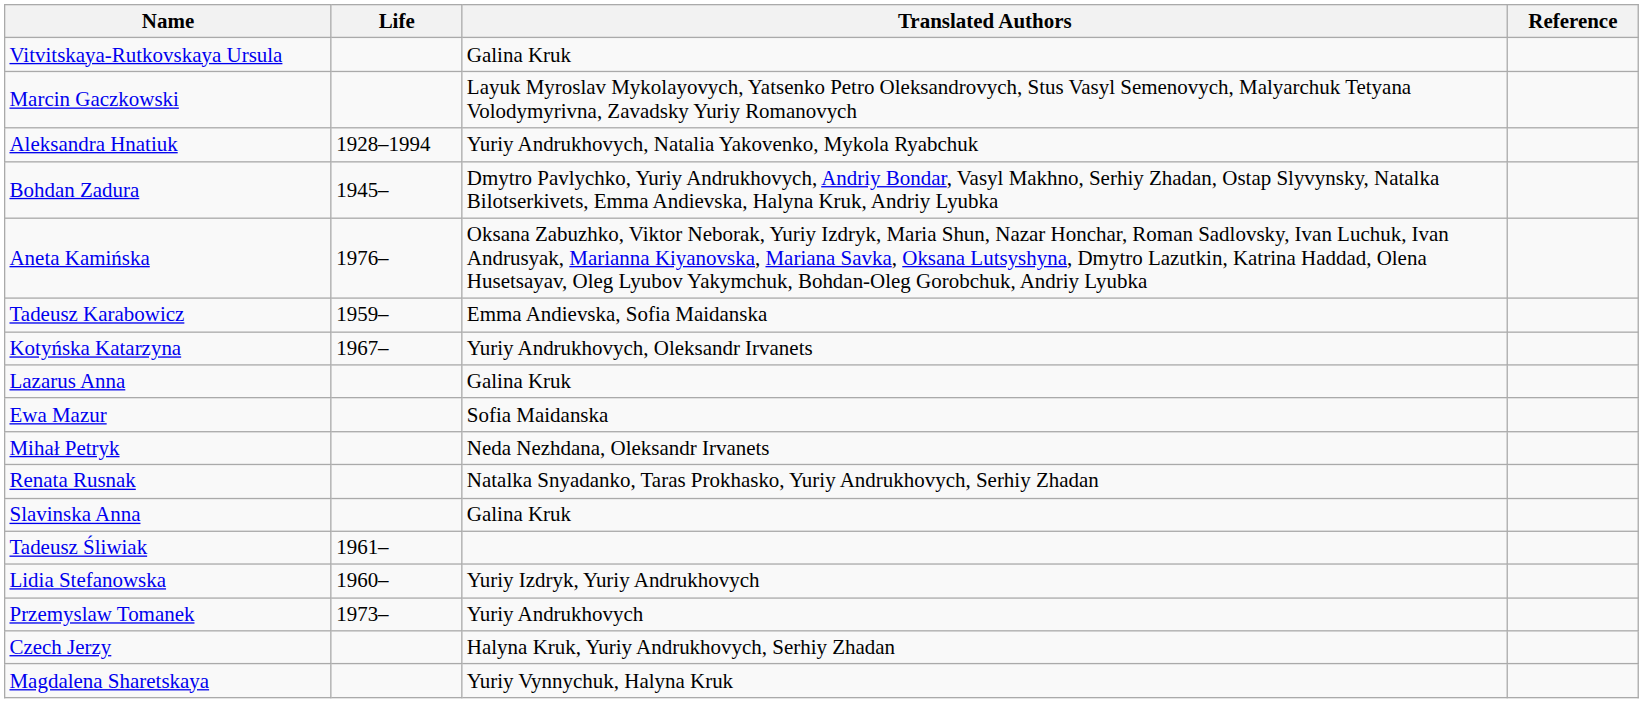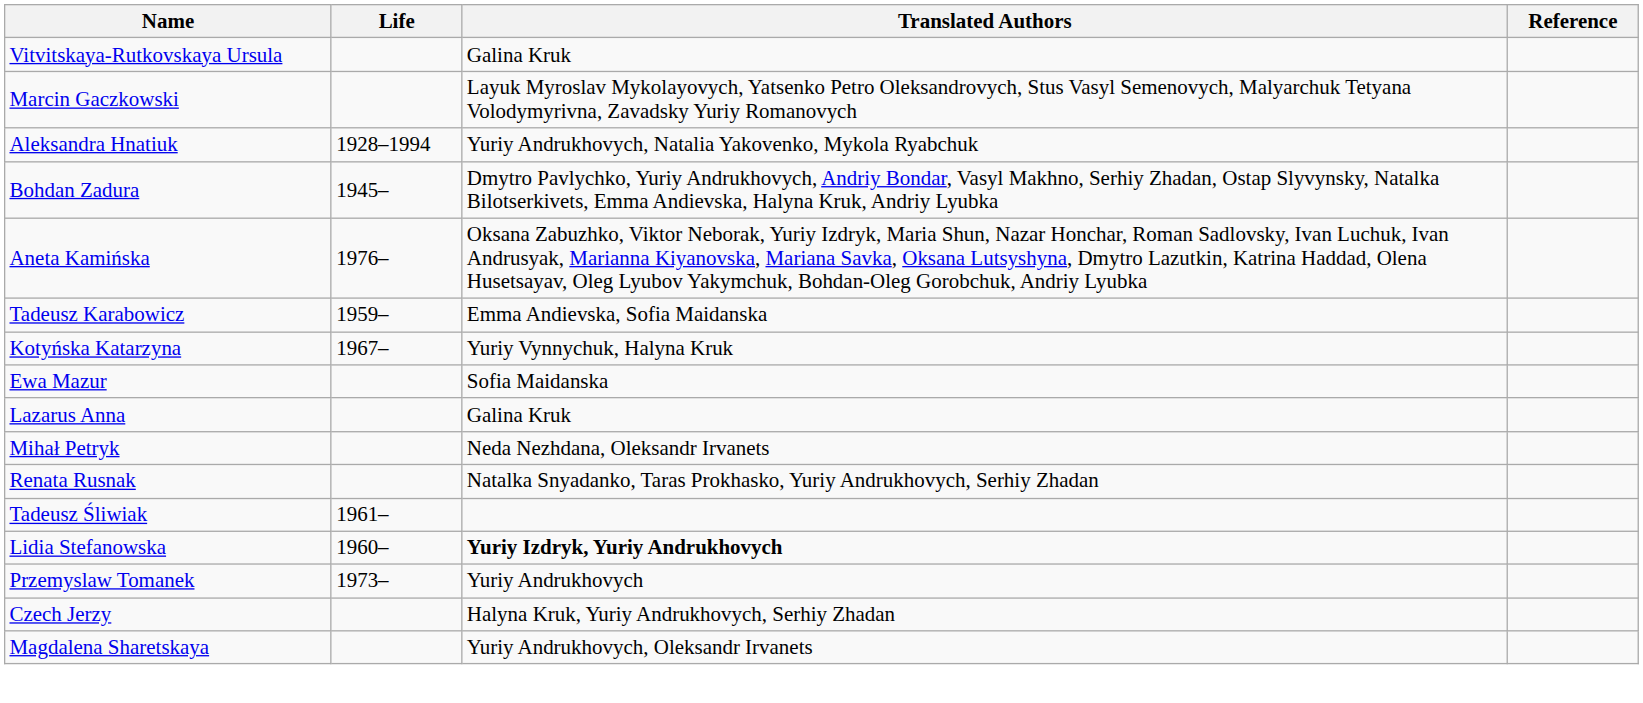(640, 348) Yuriy Andrukhovych, Oleksandr Irvanets -> (600, 348) Yuriy Vynnychuk, Halyna Kruk
rows swapped: (67, 381) <-> (58, 414)
- row: (75, 514)
(613, 580) normal -> (625, 547) bold
(600, 680) Yuriy Vynnychuk, Halyna Kruk -> (640, 647) Yuriy Andrukhovych, Oleksandr Irvanets
